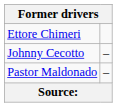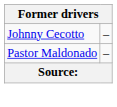- row: (44, 33)
